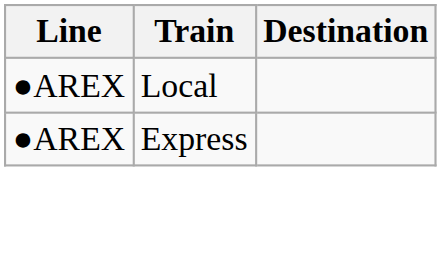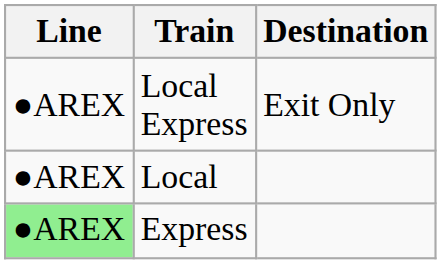+ row: (194, 103)
(69, 138) no background -> (69, 229) lightgreen background
